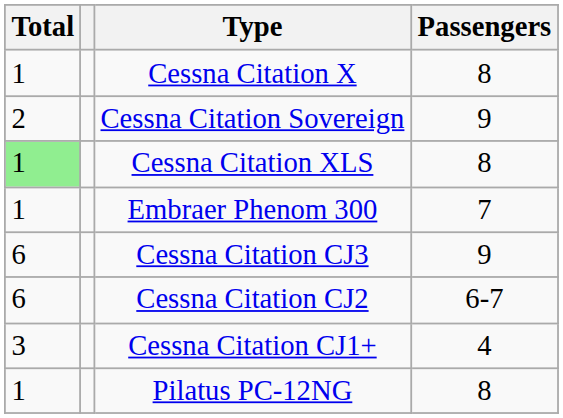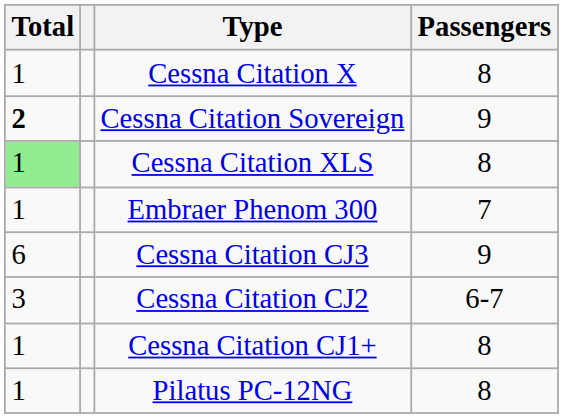(19, 118) normal -> (19, 118) bold
(19, 299) 6 -> (19, 299) 3
(19, 345) 3 -> (19, 345) 1
(484, 345) 4 -> (484, 345) 8
